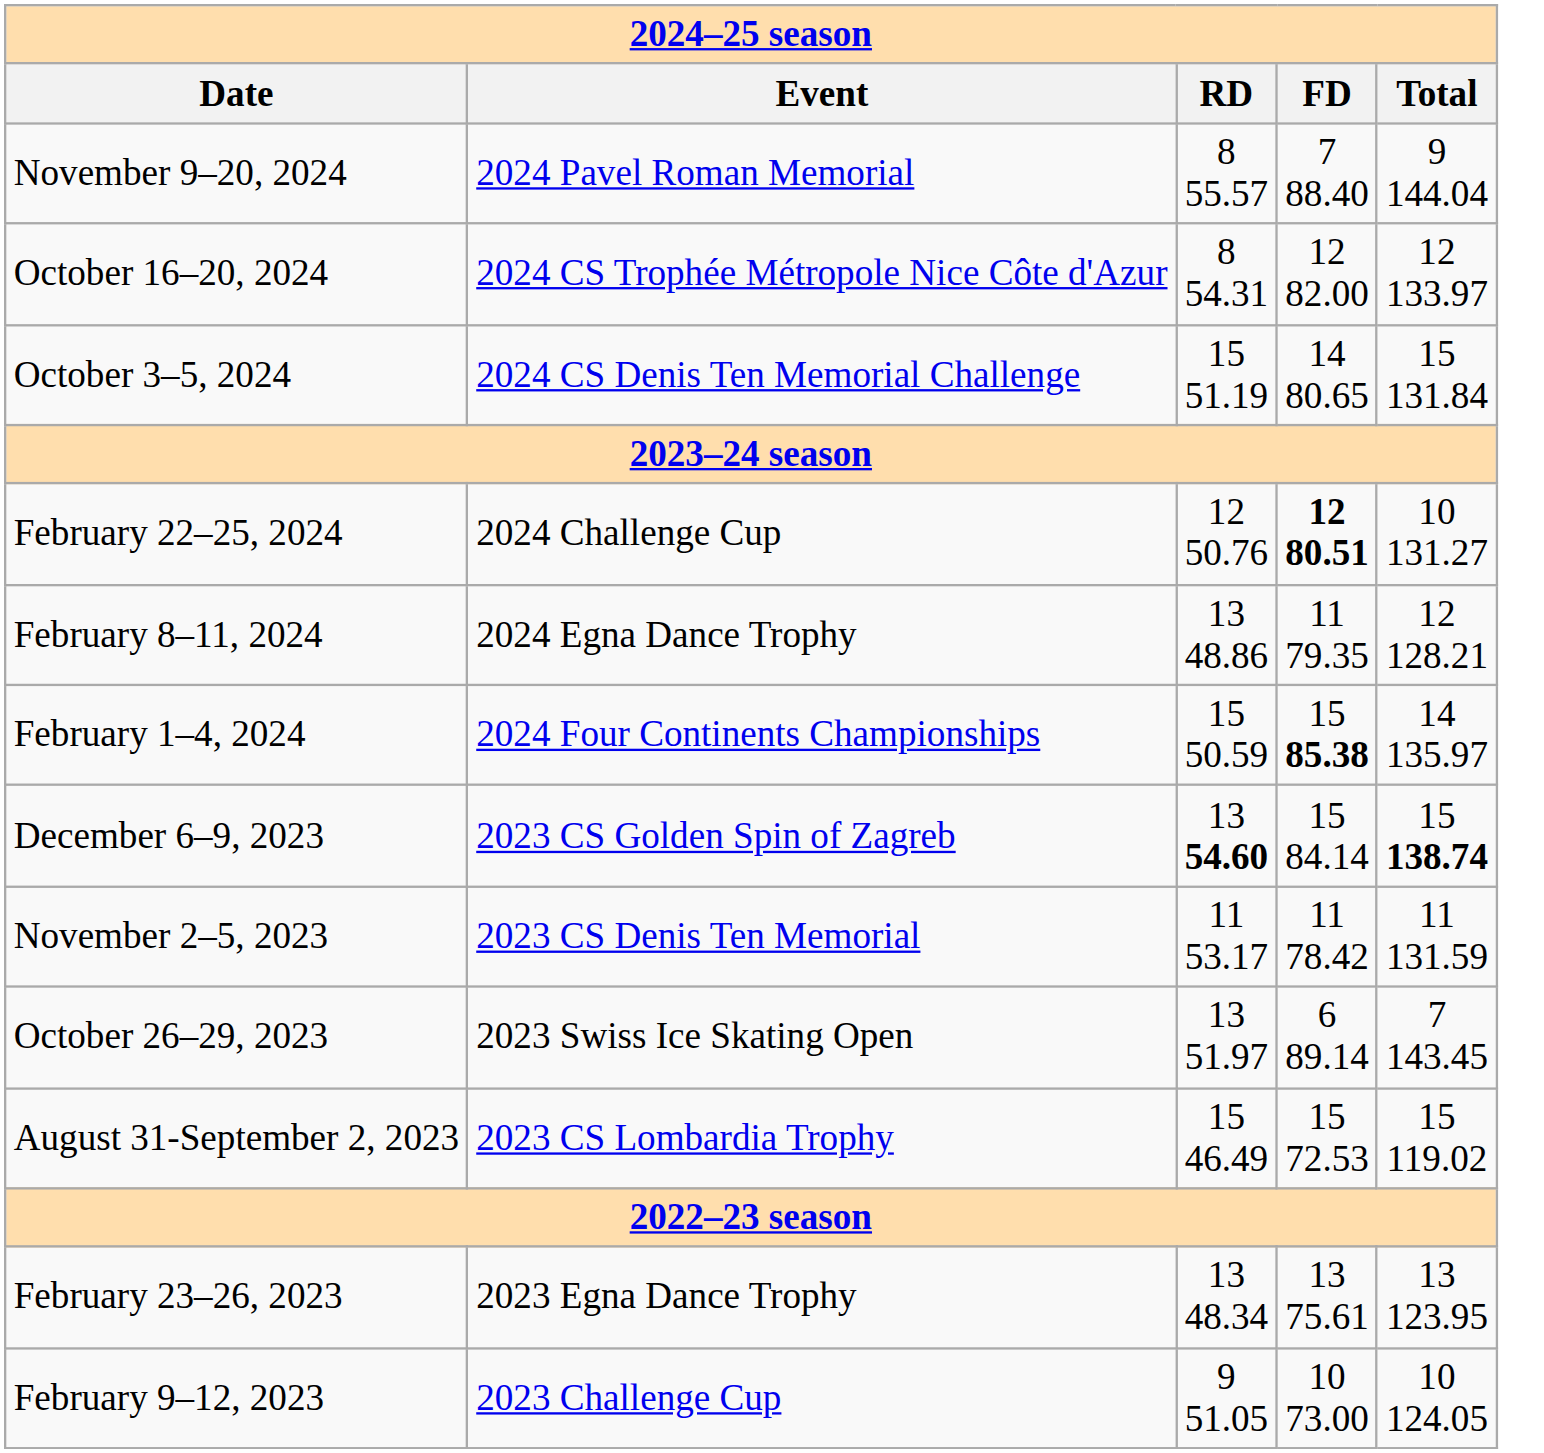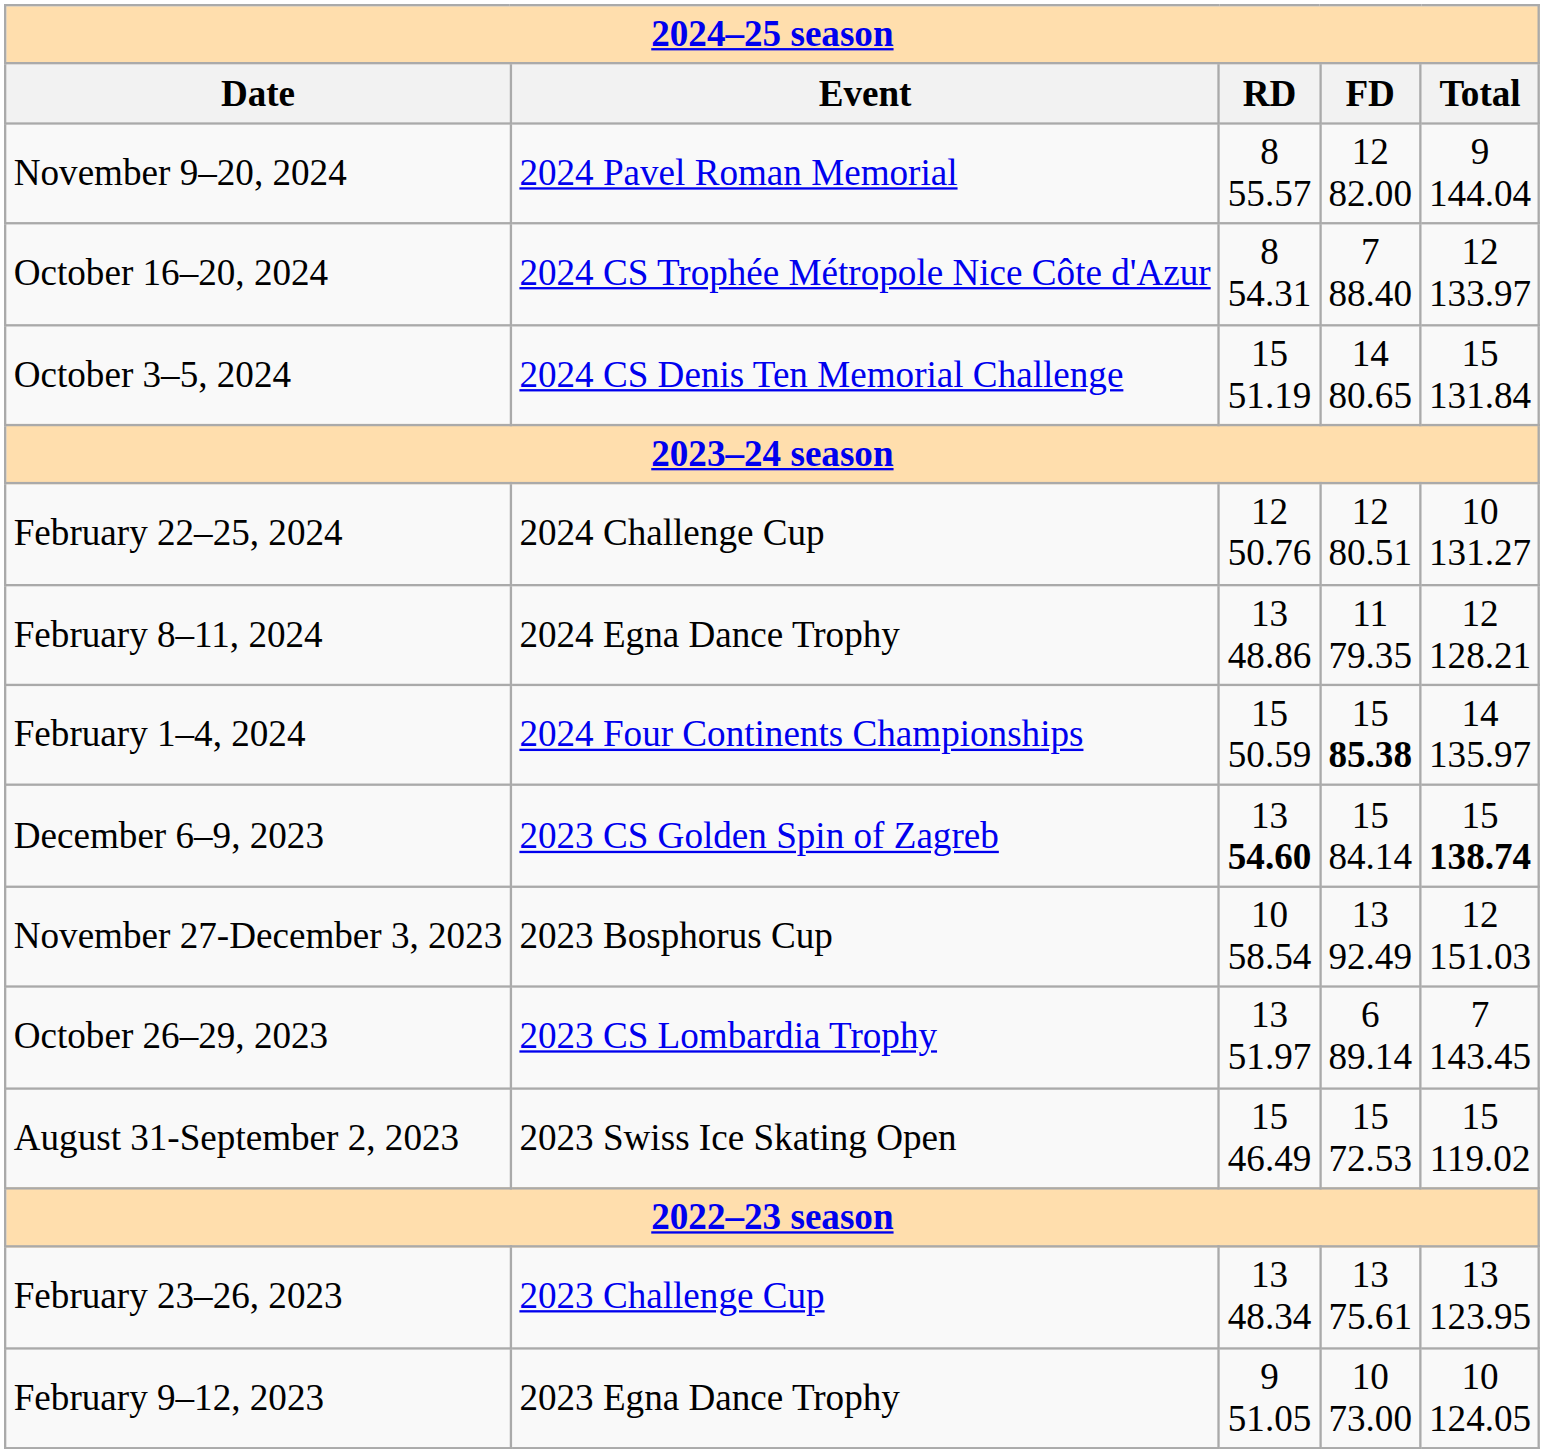(1327, 172) 7 88.40 -> (1370, 172) 12 82.00
(1327, 273) 12 82.00 -> (1370, 273) 7 88.40
(1327, 533) bold -> (1370, 533) normal
+ row: (258, 935)
- row: (171, 935)
(695, 1036) 2023 Swiss Ice Skating Open -> (728, 1036) 2023 CS Lombardia Trophy
(685, 1137) 2023 CS Lombardia Trophy -> (738, 1137) 2023 Swiss Ice Skating Open
(666, 1296) 2023 Egna Dance Trophy -> (672, 1296) 2023 Challenge Cup
(629, 1397) 2023 Challenge Cup -> (710, 1397) 2023 Egna Dance Trophy
